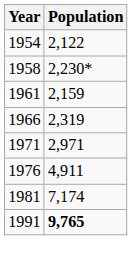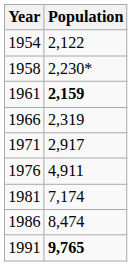(66, 94) normal -> (66, 94) bold
(66, 145) 2,971 -> (66, 145) 2,917
+ row: (24, 222)
